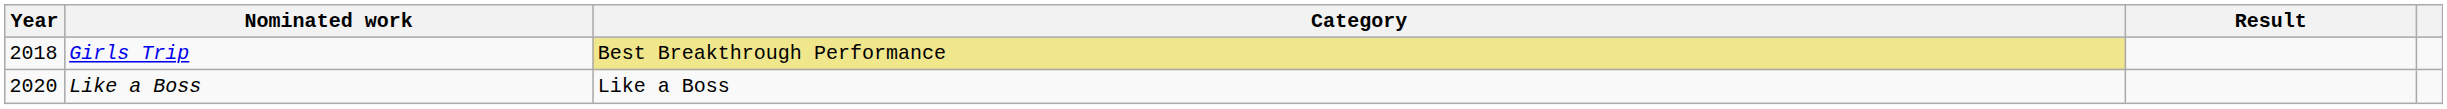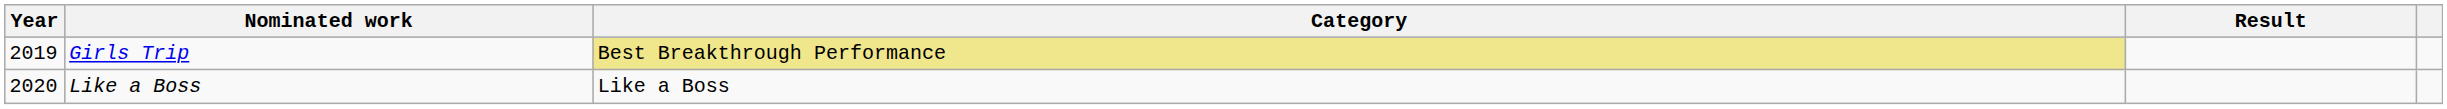(34, 54) 2018 -> (34, 54) 2019
